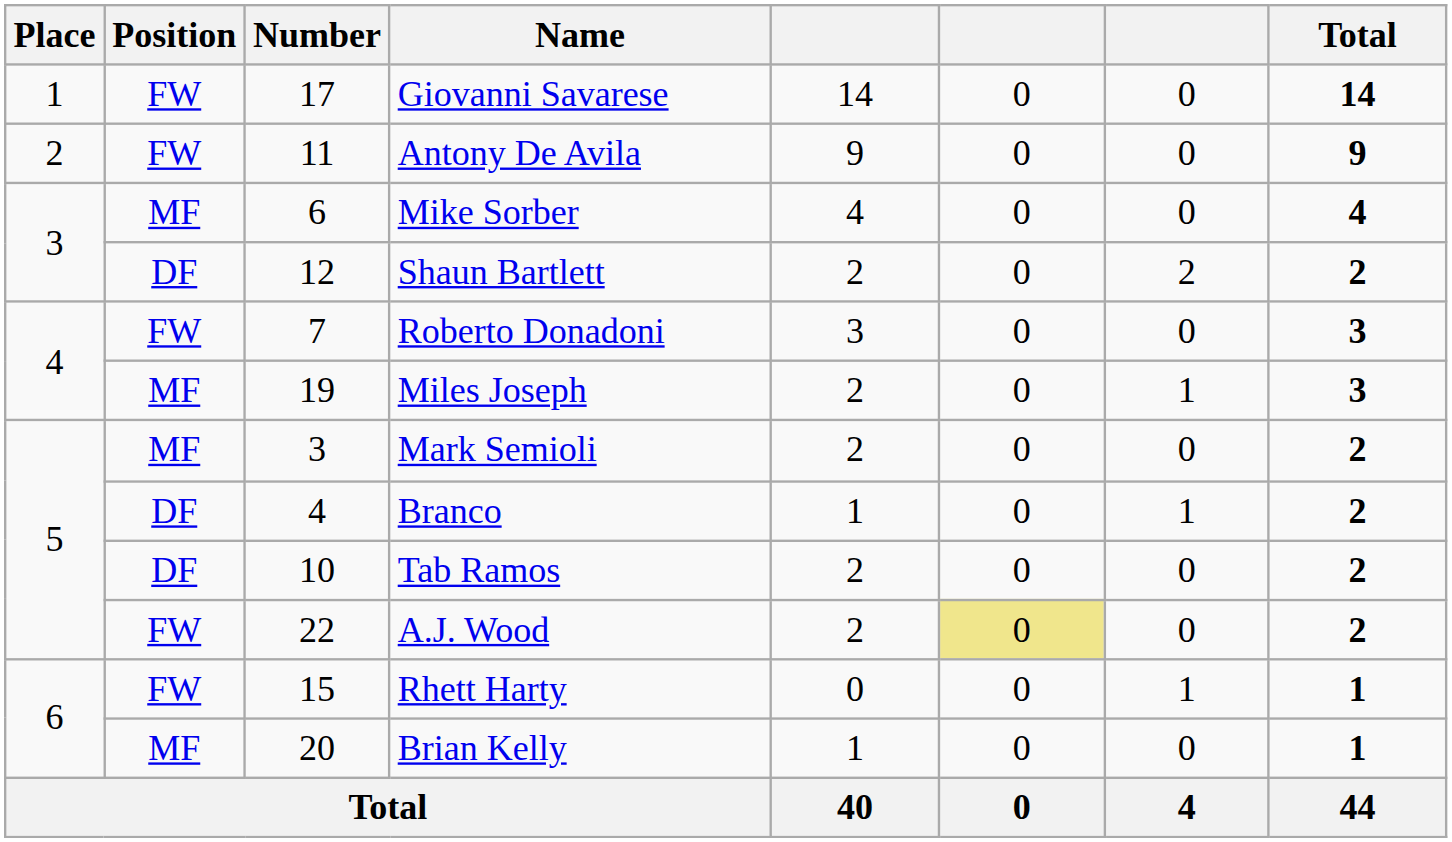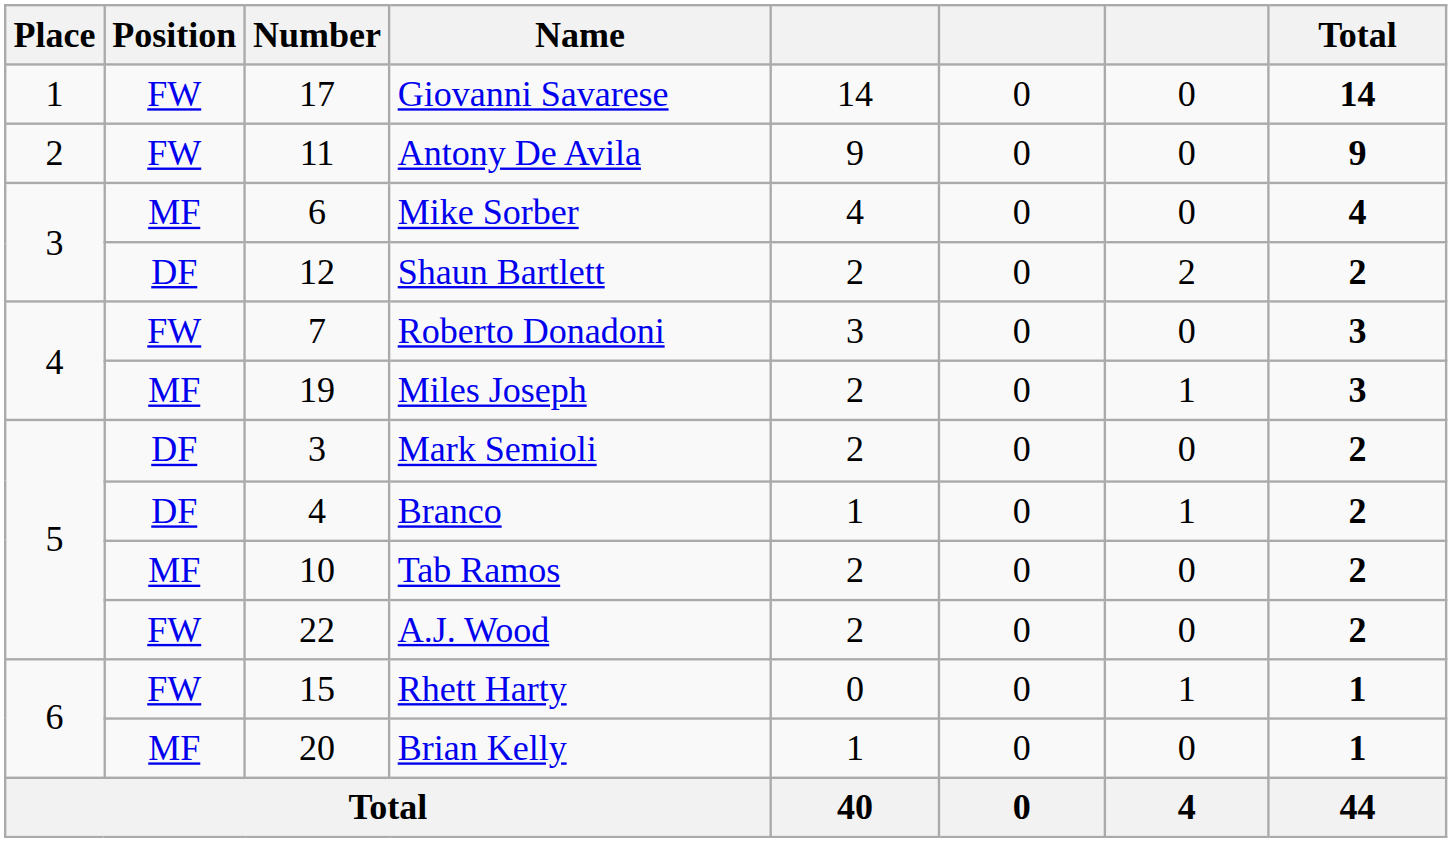(174, 450) MF -> (174, 450) DF
(174, 568) DF -> (174, 568) MF
(1022, 628) khaki background -> (1022, 628) no background
